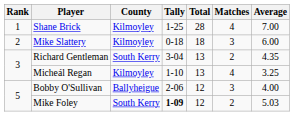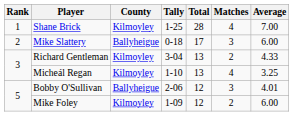(133, 42) Kilmoyley -> (136, 42) Ballyheigue
(200, 42) 18 -> (199, 42) 17
(136, 57) South Kerry -> (133, 57) Kilmoyley
(270, 57) 4.35 -> (270, 57) 4.33
(270, 88) 4.00 -> (270, 88) 4.01
(136, 103) South Kerry -> (133, 103) Kilmoyley
(175, 103) bold -> (174, 103) normal
(270, 103) 5.03 -> (270, 103) 6.00
